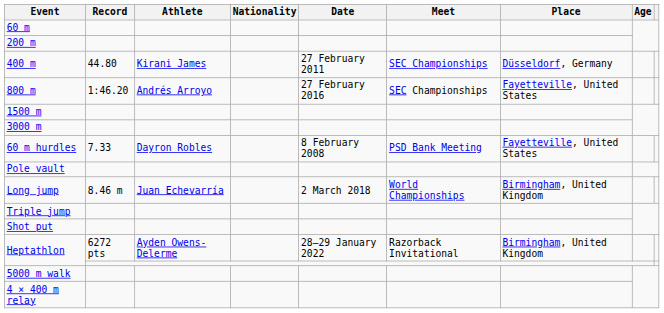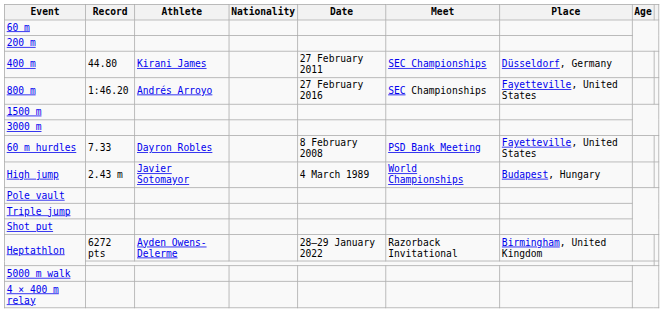+ row: (33, 175)
- row: (33, 191)
